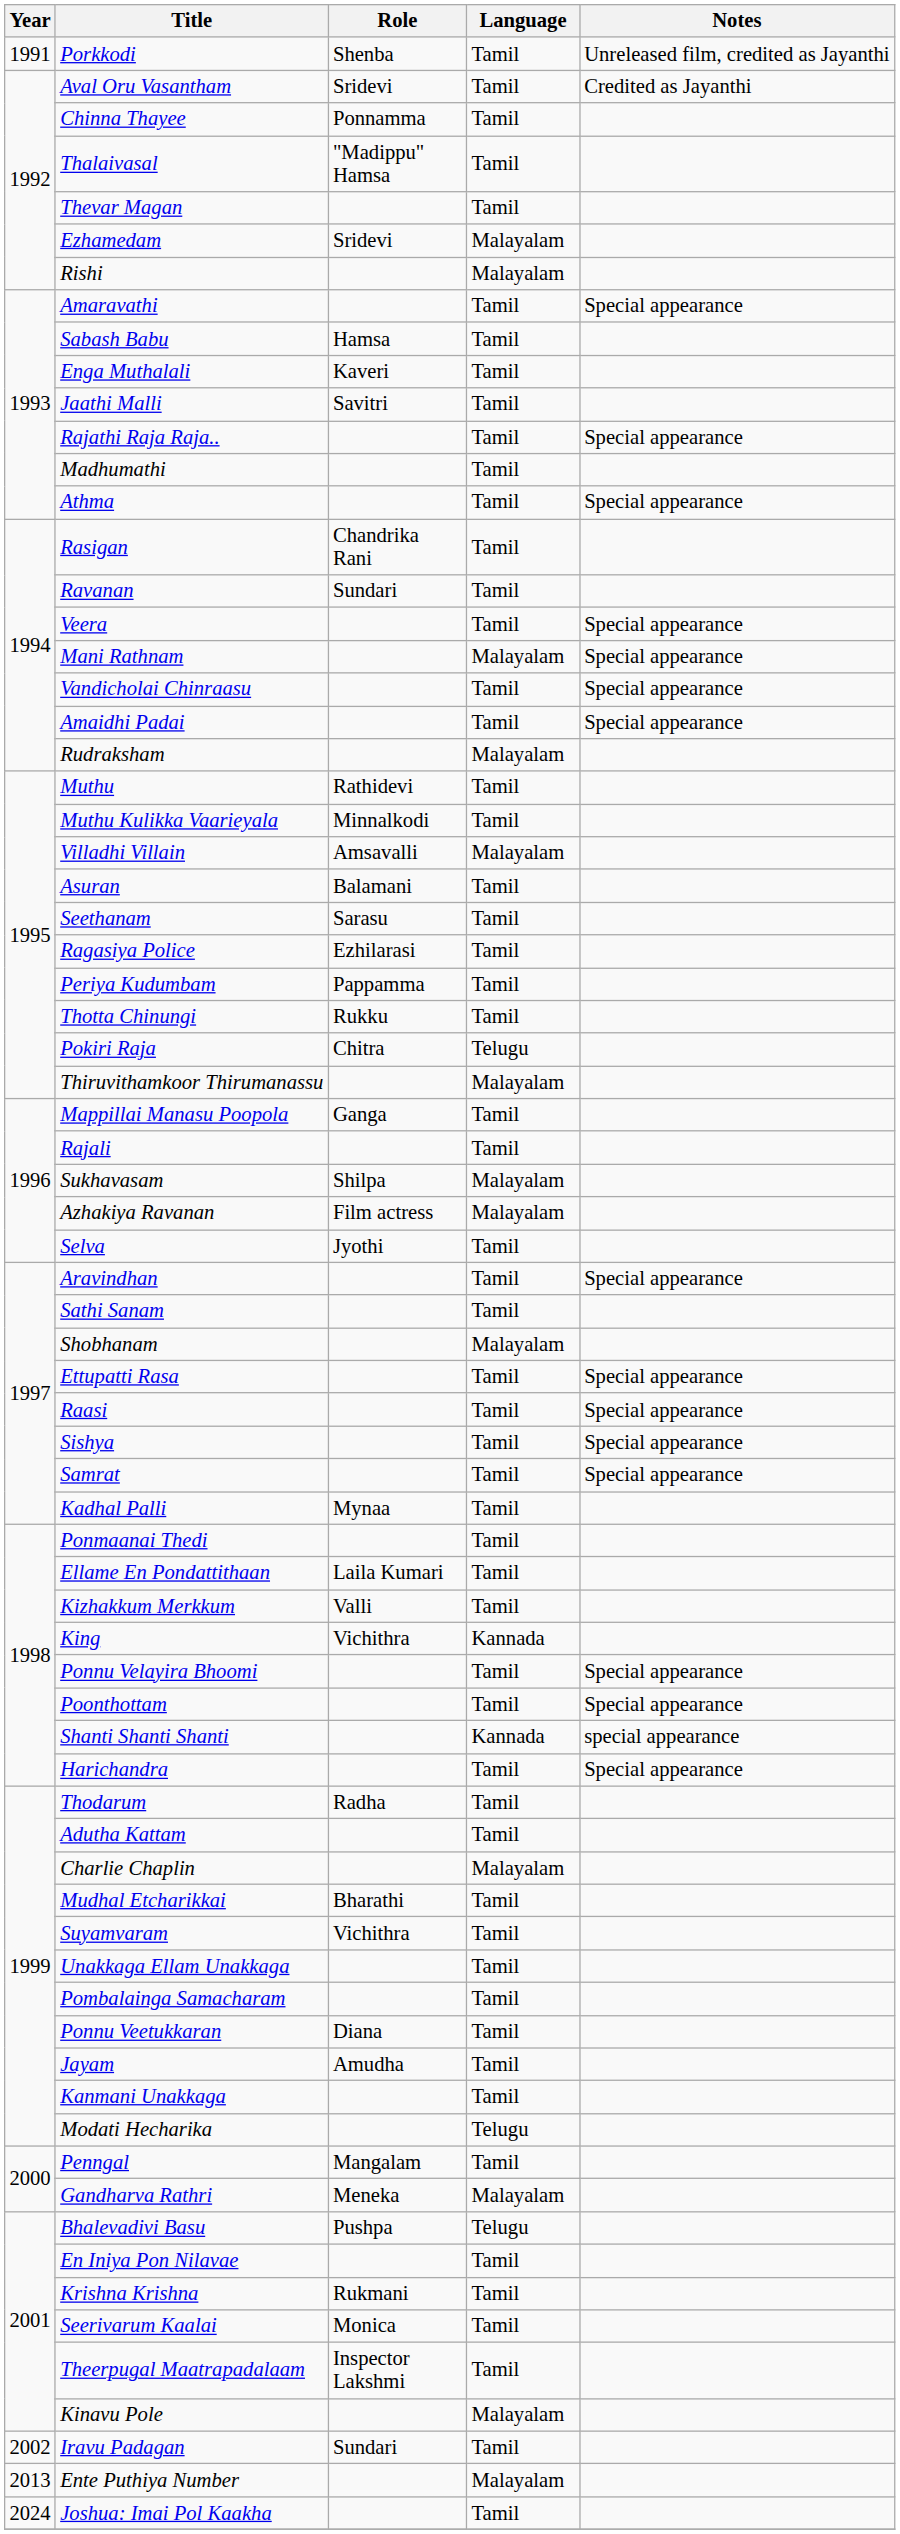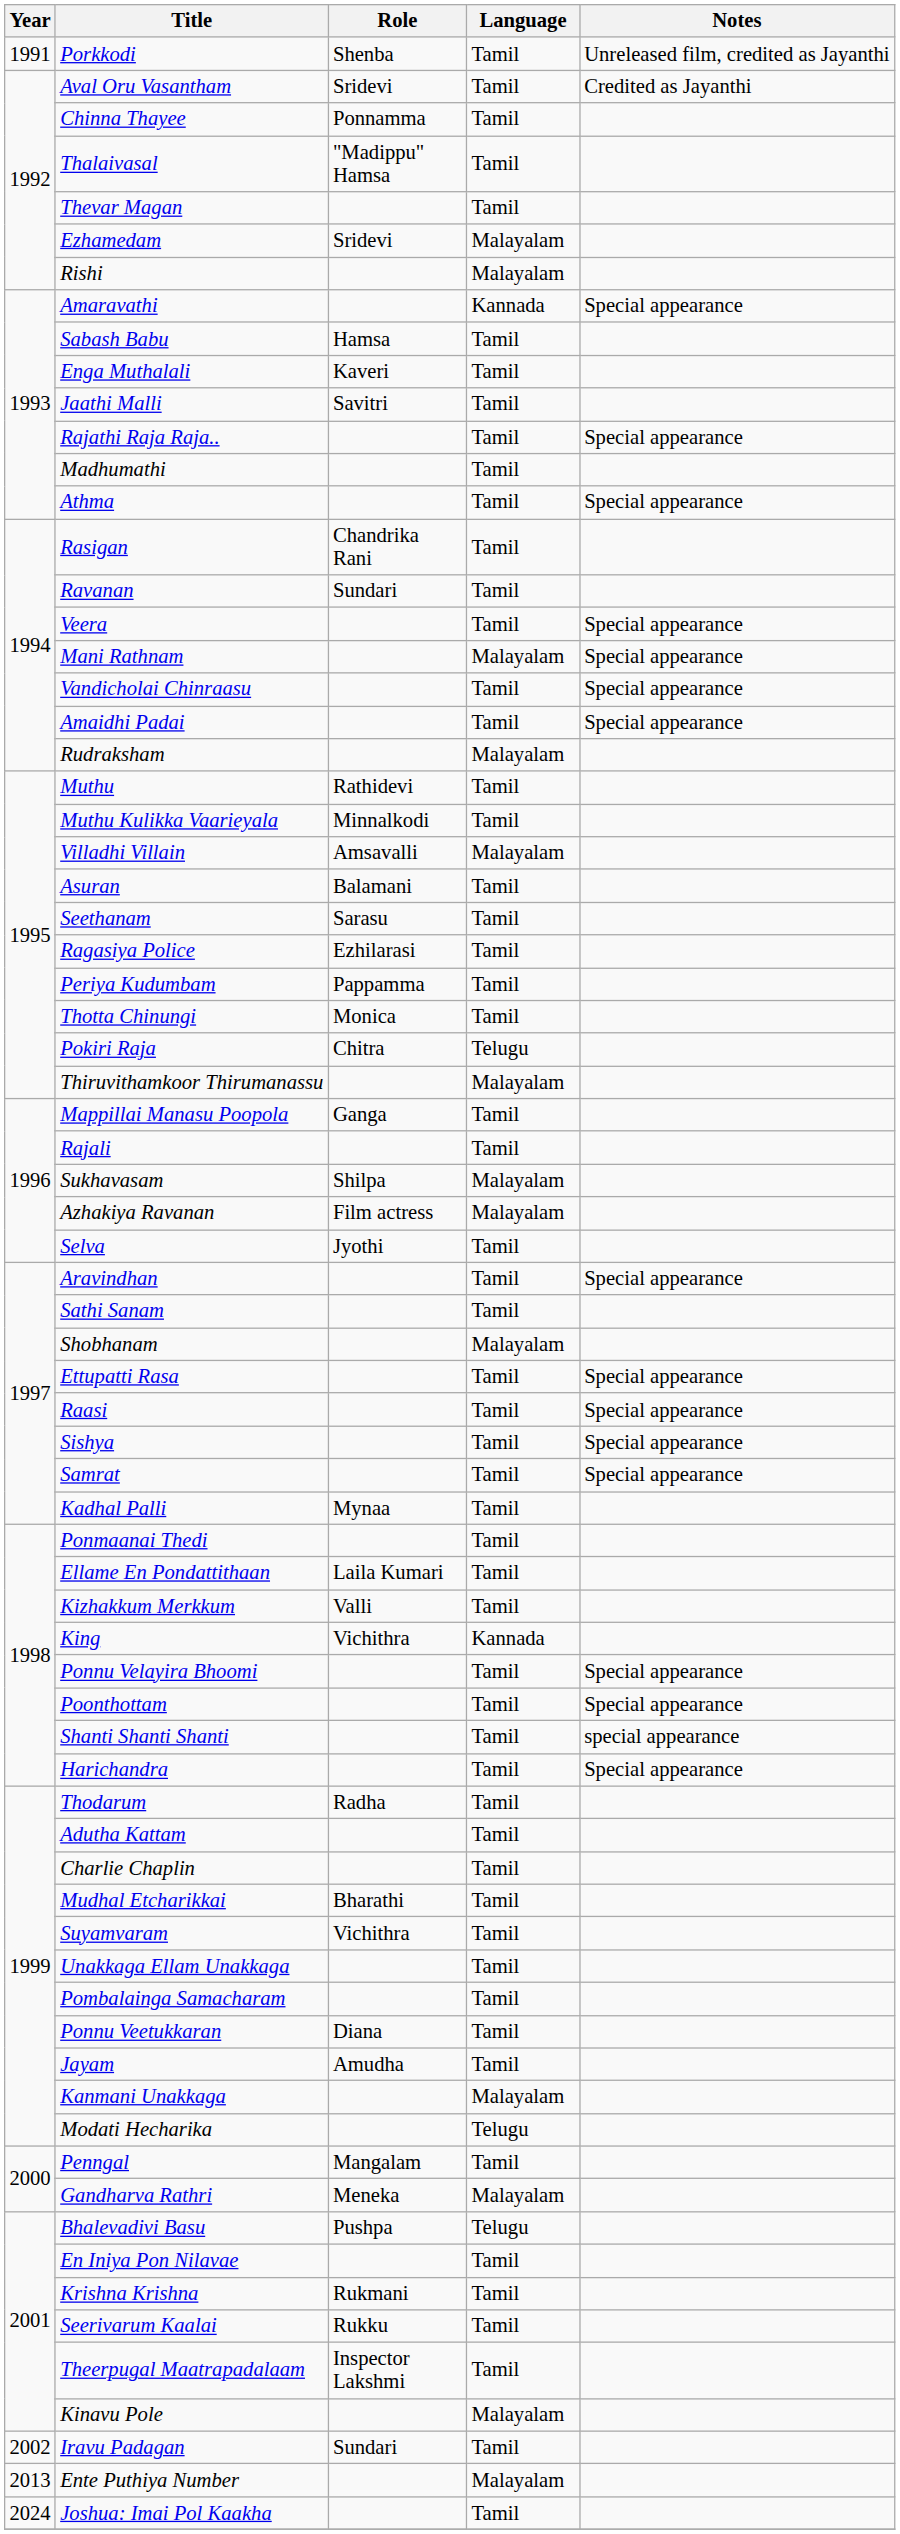(495, 305) Tamil -> (508, 305) Kannada
(360, 1016) Rukku -> (364, 1016) Monica
(508, 1736) Kannada -> (495, 1736) Tamil
(518, 1867) Malayalam -> (495, 1867) Tamil
(495, 2096) Tamil -> (518, 2096) Malayalam
(364, 2325) Monica -> (360, 2325) Rukku
